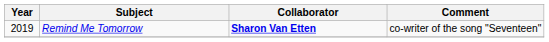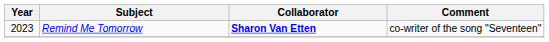(22, 28) 2019 -> (22, 28) 2023
